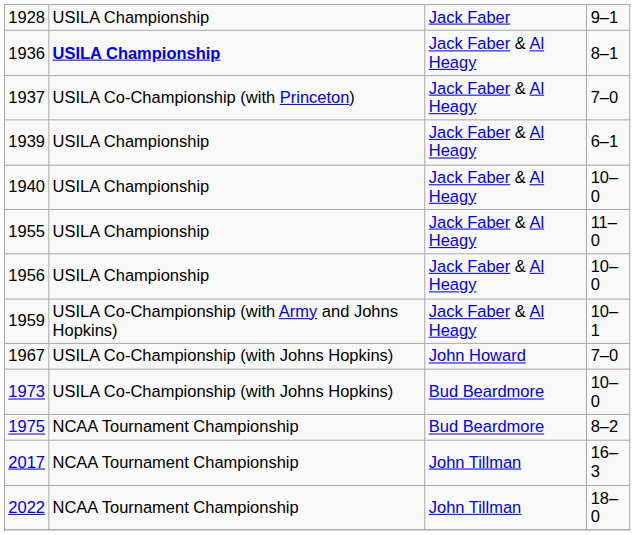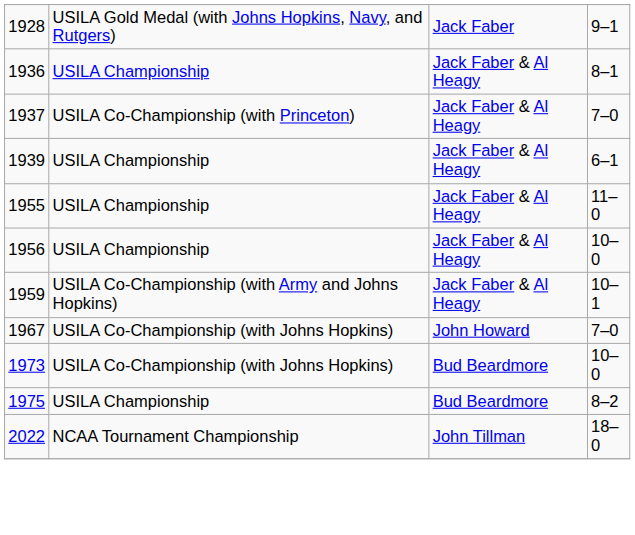(131, 17) USILA Championship -> (237, 26) USILA Gold Medal (with Johns Hopkins, Navy, and Rutgers)
(136, 52) bold -> (131, 71) normal
- row: (27, 187)
(176, 427) NCAA Tournament Championship -> (131, 401) USILA Championship
- row: (27, 462)
